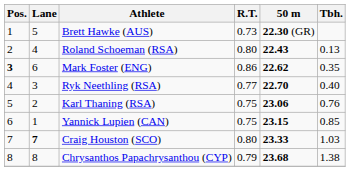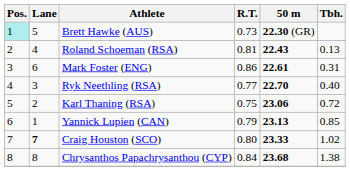(10, 31) no background -> (10, 31) paleturquoise background
(247, 49) 0.80 -> (247, 49) 0.81
(10, 67) bold -> (10, 67) normal
(276, 67) 22.62 -> (276, 67) 22.61
(330, 67) 0.35 -> (330, 67) 0.31
(330, 103) 0.76 -> (330, 103) 0.72
(247, 121) 0.75 -> (247, 121) 0.79
(276, 121) 23.15 -> (276, 121) 23.13
(330, 139) 1.03 -> (330, 139) 1.02
(247, 157) 0.79 -> (247, 157) 0.84
